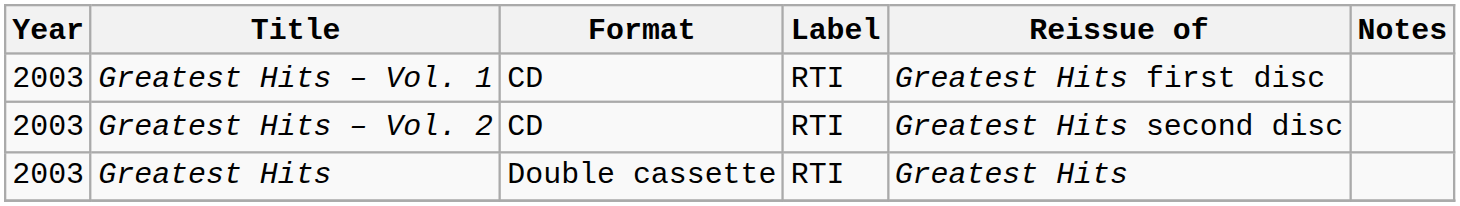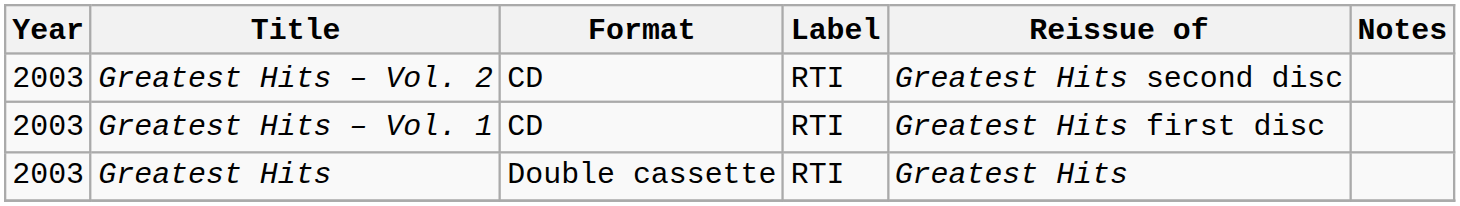rows swapped: (296, 78) <-> (296, 127)
